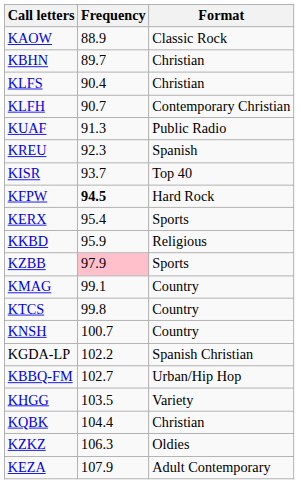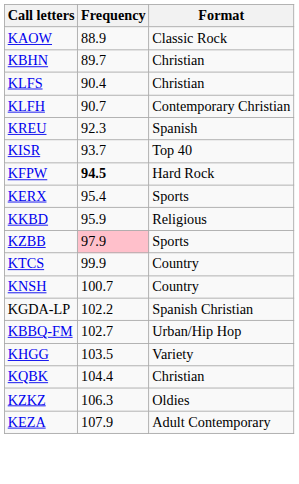- row: (27, 128)
- row: (29, 286)
(94, 309) 99.8 -> (94, 264) 99.9
